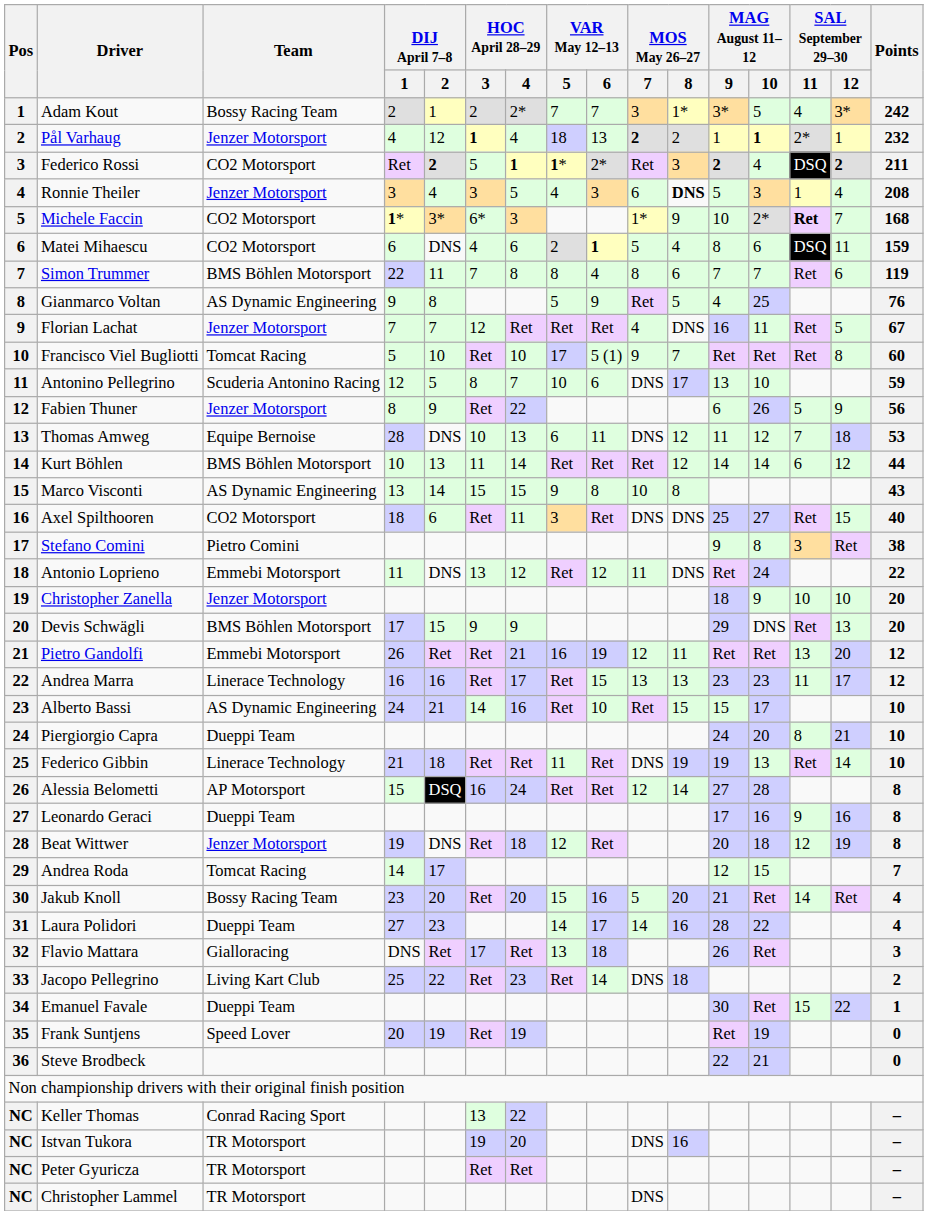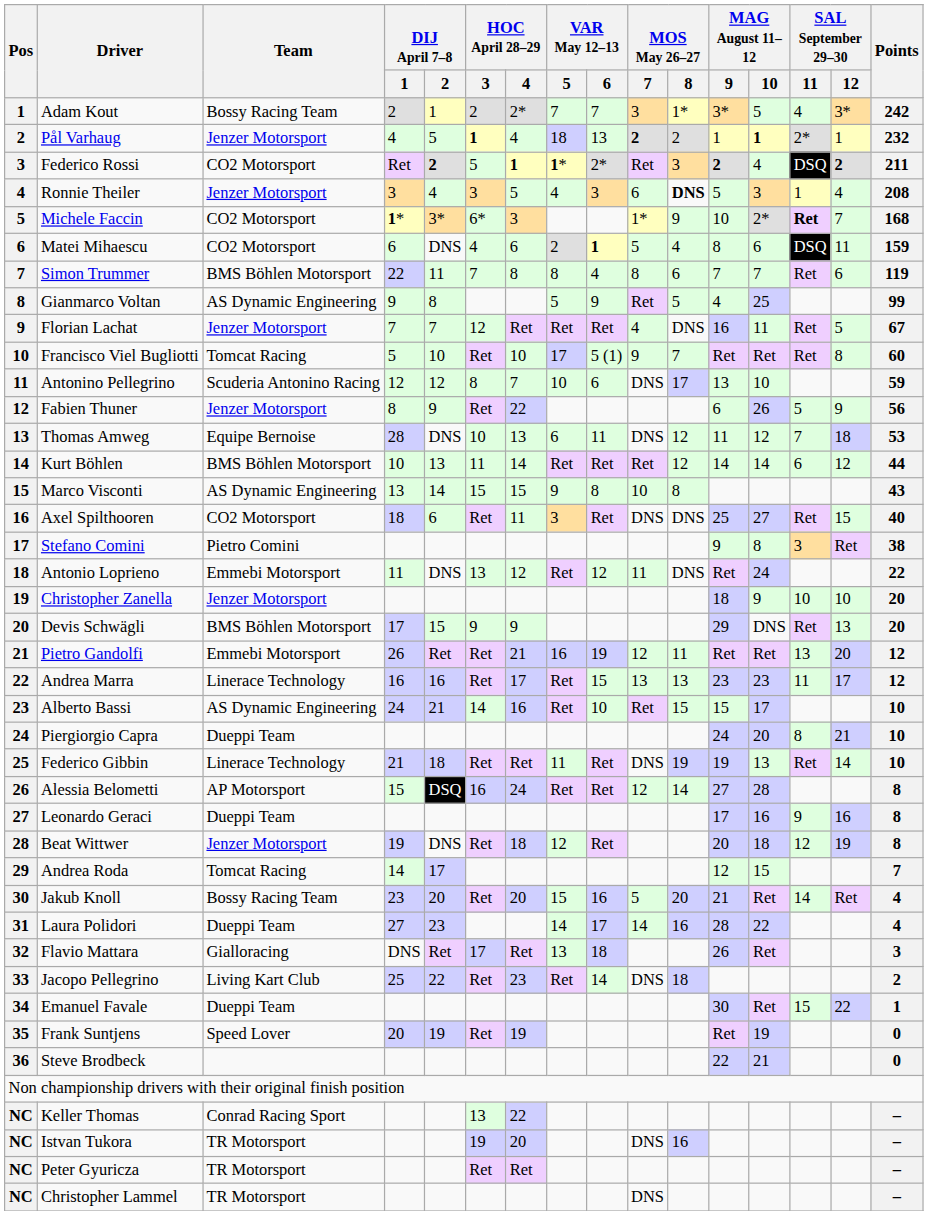(437, 137) 12 -> (433, 137) 5
(897, 300) 76 -> (897, 300) 99
(433, 382) 5 -> (437, 382) 12
